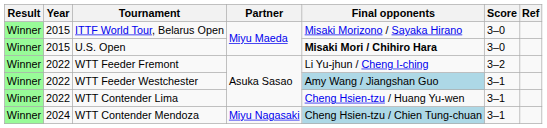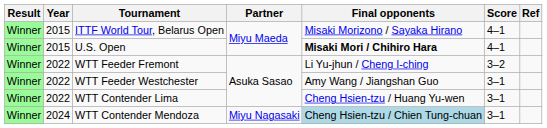(496, 30) 3–0 -> (496, 30) 4–1
(496, 47) 3–0 -> (496, 47) 4–1
(372, 81) lightblue background -> (372, 81) no background
